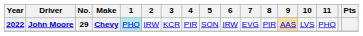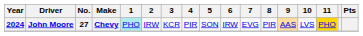(15, 24) 2022 -> (15, 24) 2024
(84, 24) 29 -> (84, 24) 27
(327, 24) no background -> (327, 24) gold background
